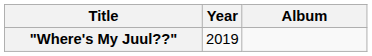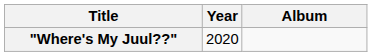(222, 39) 2019 -> (222, 39) 2020
